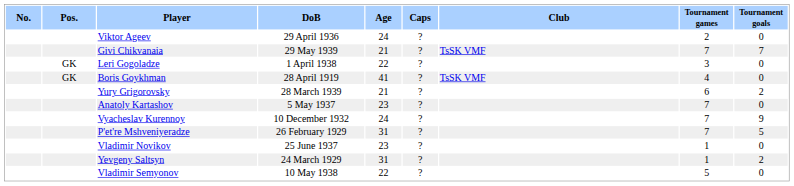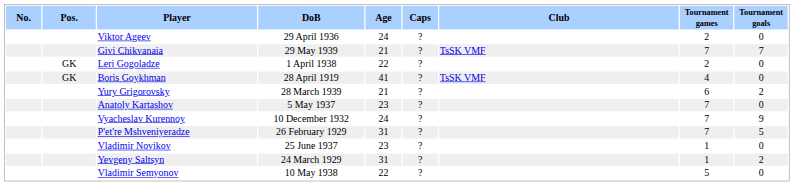(707, 64) 3 -> (707, 64) 2
